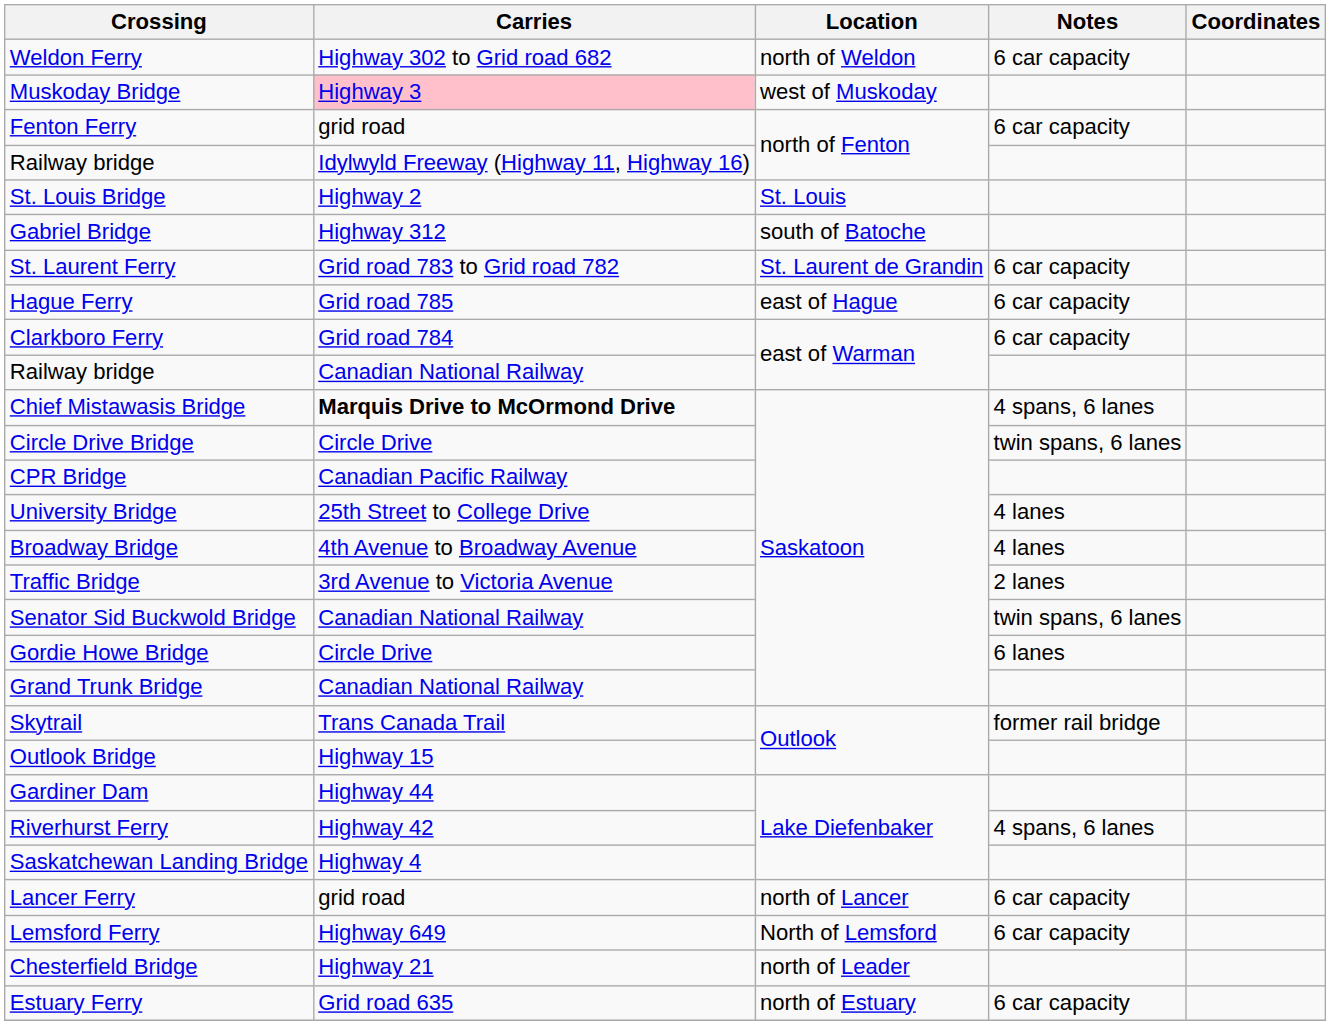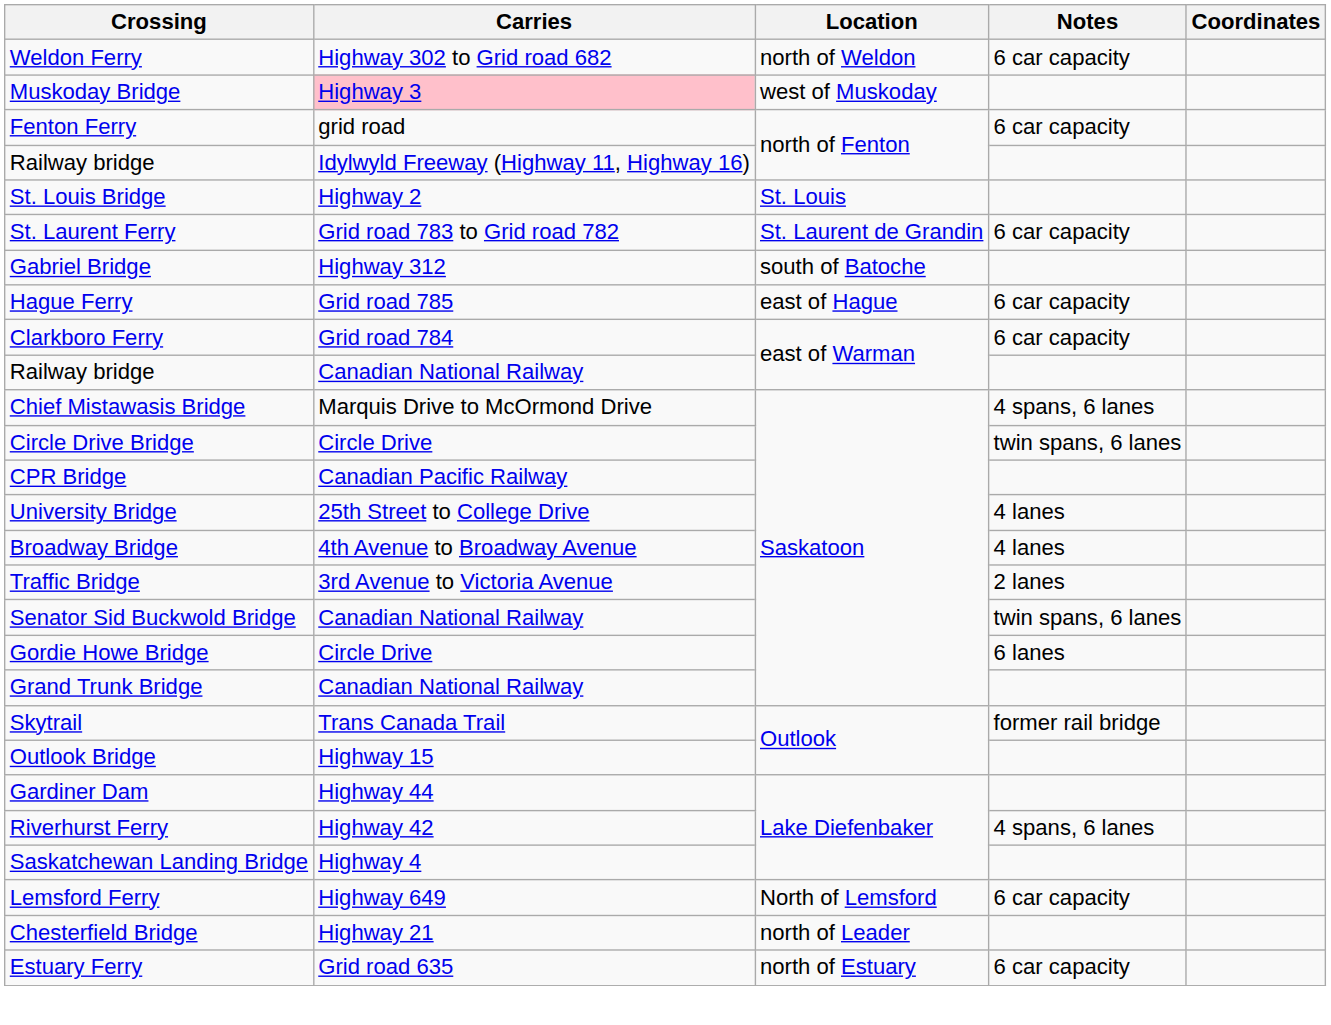rows swapped: (93, 267) <-> (80, 232)
(497, 407) bold -> (485, 407) normal
- row: (72, 897)
